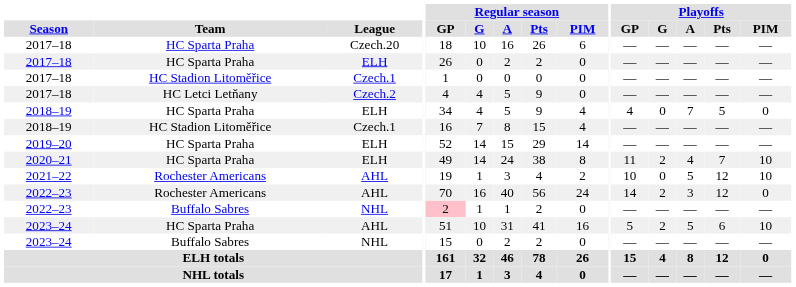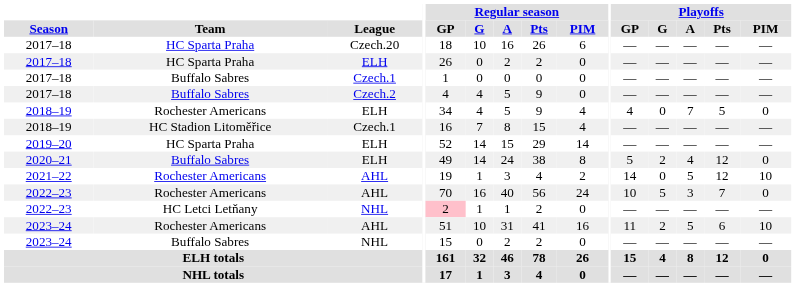(210, 77) HC Stadion Litoměřice -> (210, 77) Buffalo Sabres
(210, 94) HC Letci Letňany -> (210, 94) Buffalo Sabres
(210, 110) HC Sparta Praha -> (210, 110) Rochester Americans
(210, 159) HC Sparta Praha -> (210, 159) Buffalo Sabres
(630, 159) 11 -> (630, 159) 5
(722, 159) 7 -> (722, 159) 12
(766, 159) 10 -> (766, 159) 0
(630, 176) 10 -> (630, 176) 14
(630, 192) 14 -> (630, 192) 10
(662, 192) 2 -> (662, 192) 5
(722, 192) 12 -> (722, 192) 7
(210, 209) Buffalo Sabres -> (210, 209) HC Letci Letňany
(210, 225) HC Sparta Praha -> (210, 225) Rochester Americans
(630, 225) 5 -> (630, 225) 11
